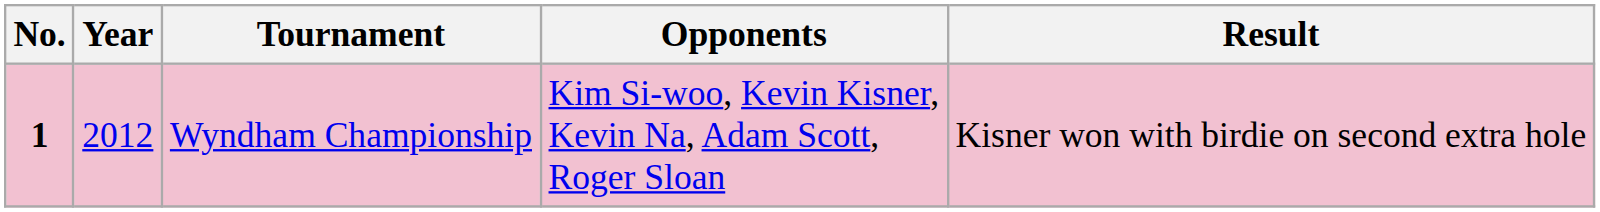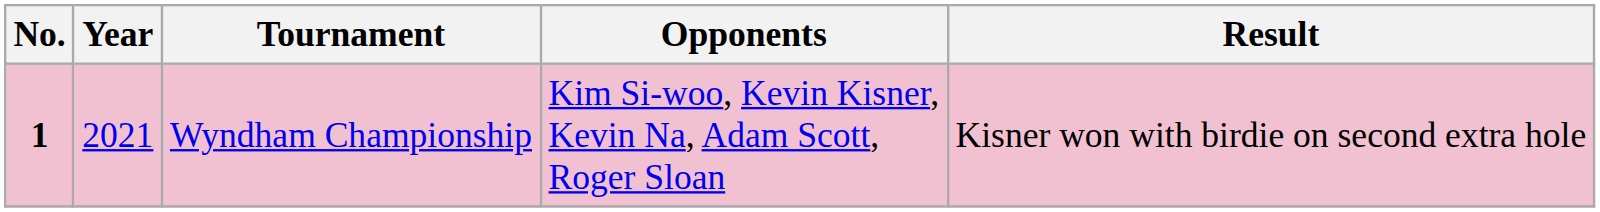(118, 134) 2012 -> (118, 134) 2021
